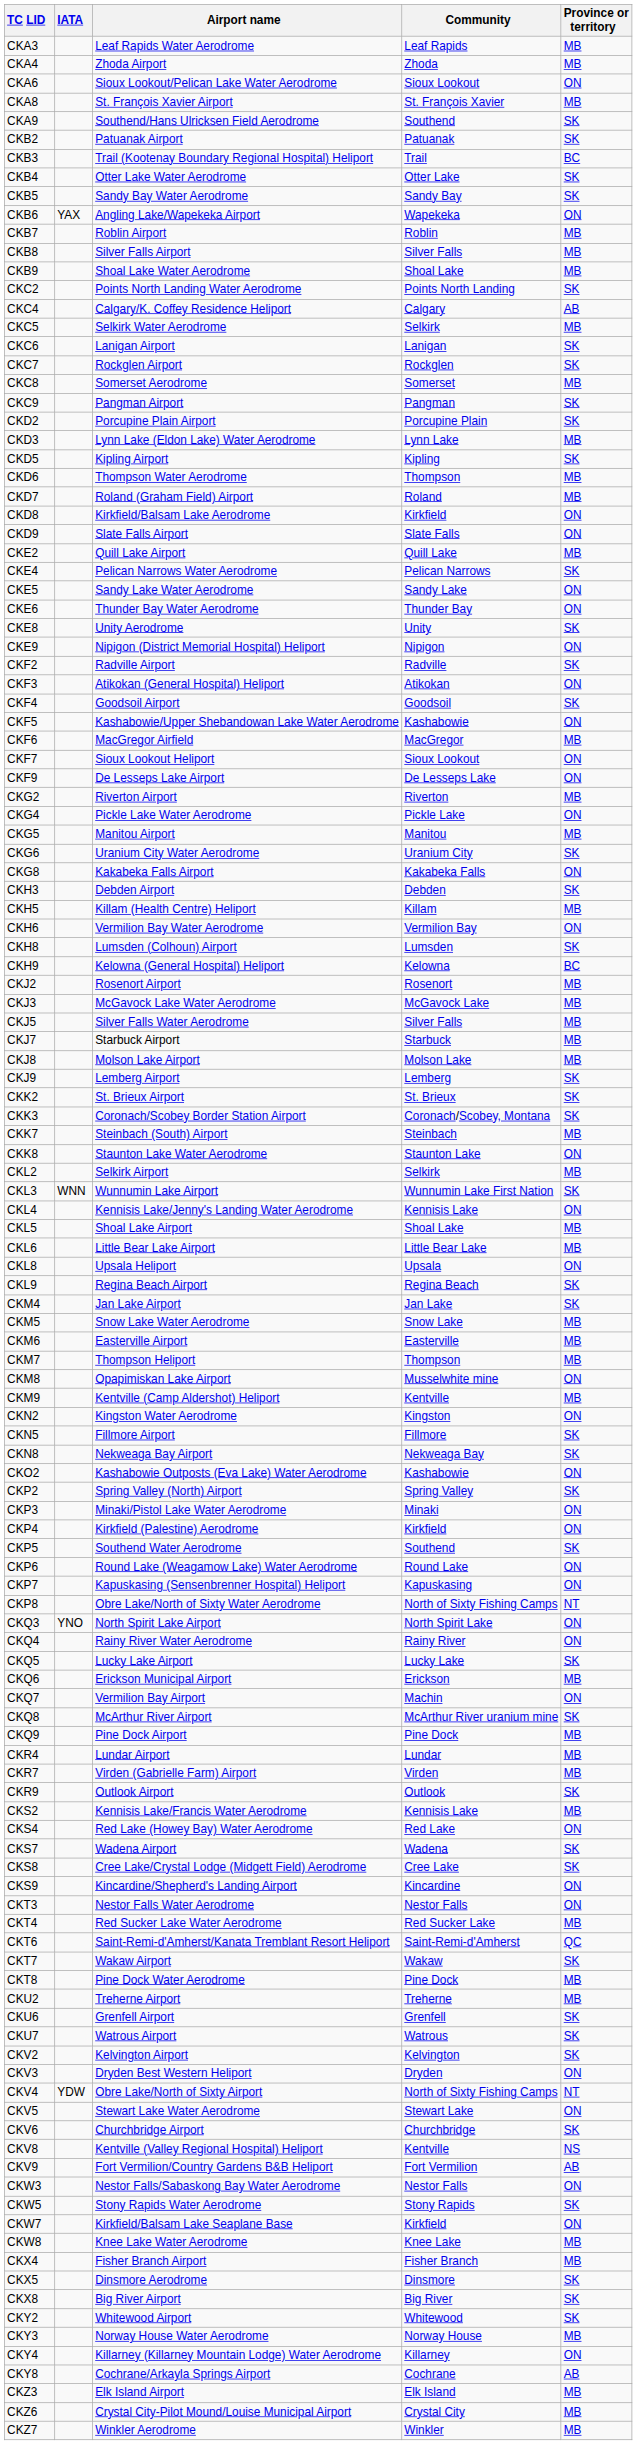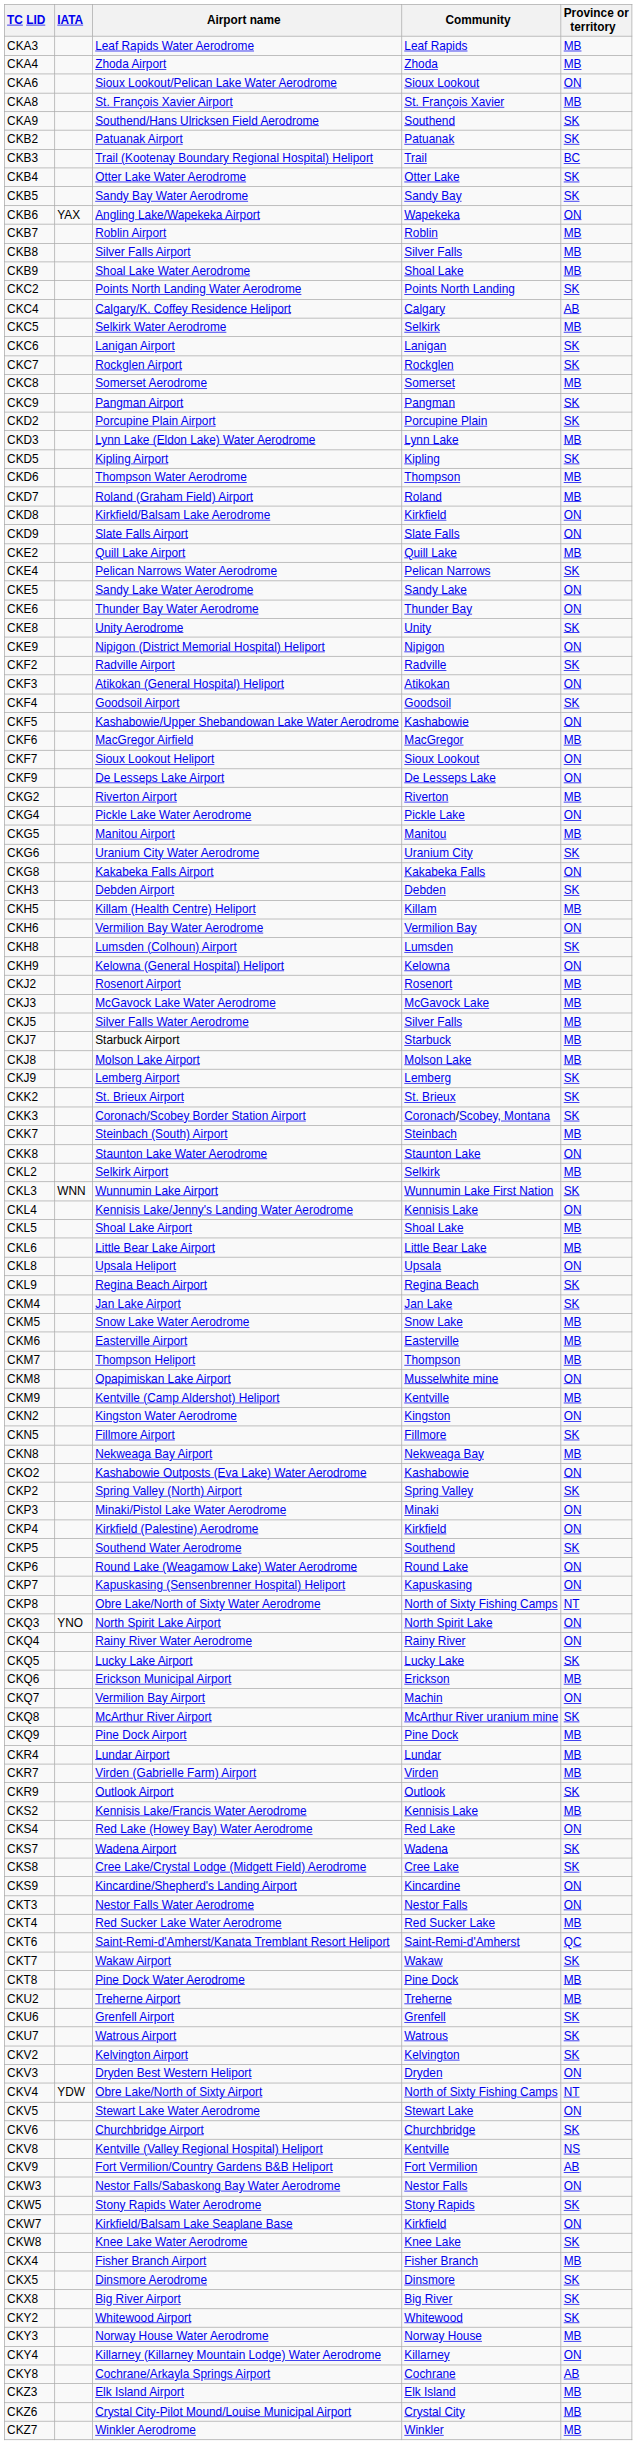(572, 966) BC -> (573, 966) ON
(572, 1454) SK -> (573, 1454) MB
(573, 2242) MB -> (572, 2242) SK
